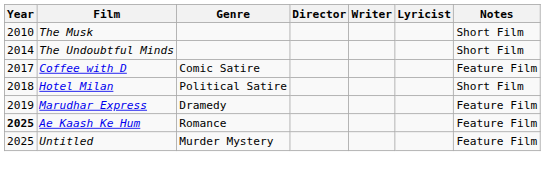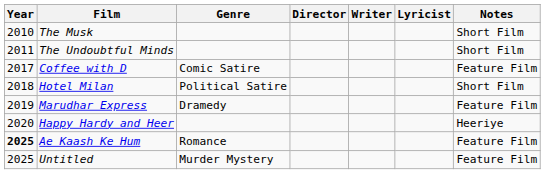(21, 50) 2014 -> (21, 50) 2011
+ row: (107, 123)
